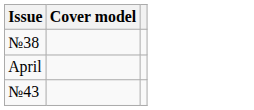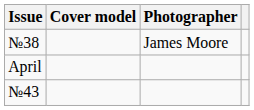+ column: (191, 17)
